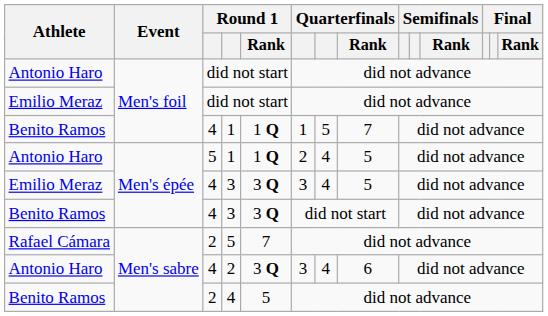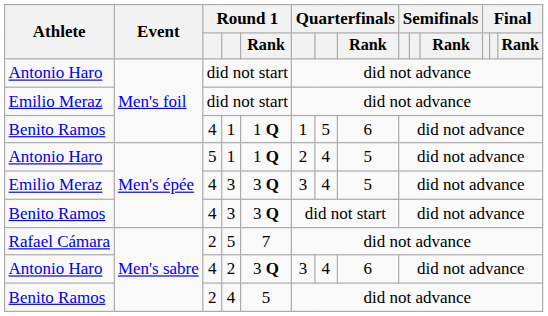(368, 129) 7 -> (368, 129) 6
